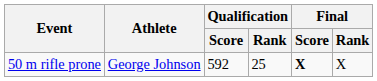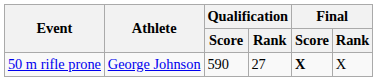(218, 64) 592 -> (218, 64) 590
(259, 64) 25 -> (259, 64) 27
